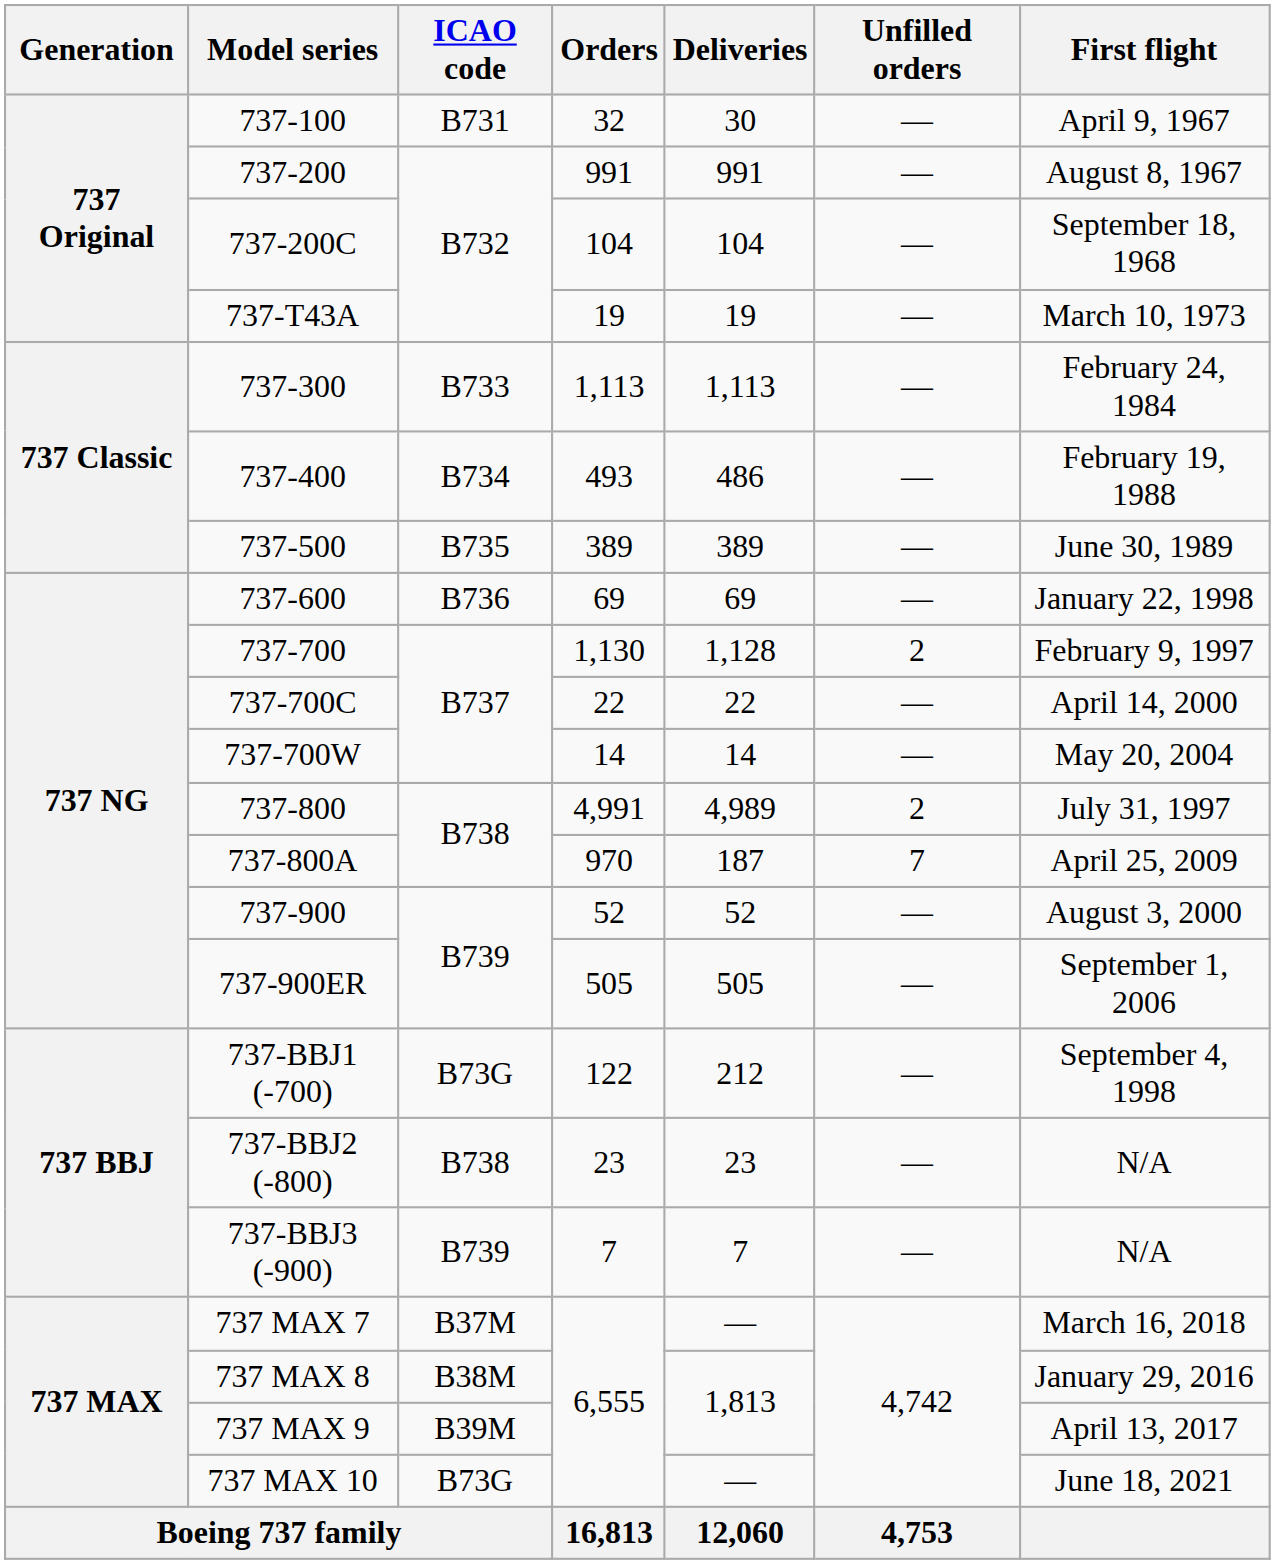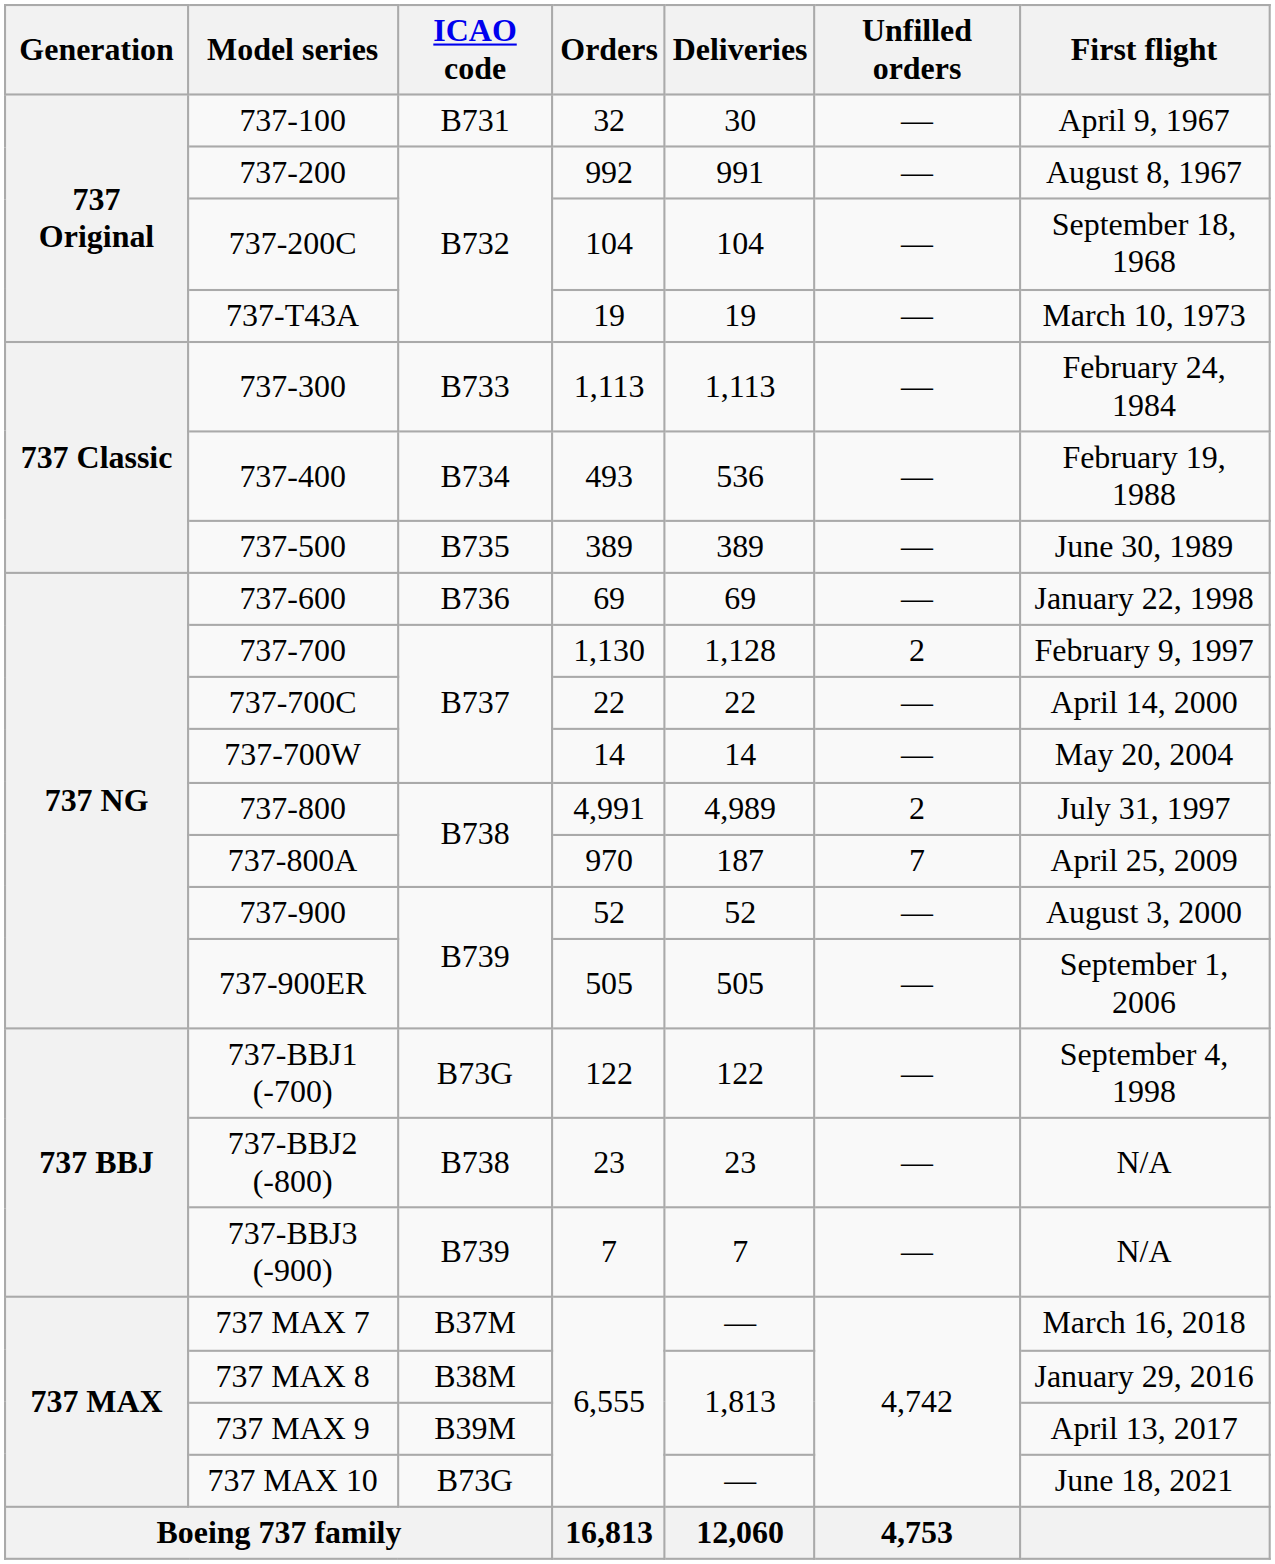(609, 172) 991 -> (609, 172) 992
(740, 475) 486 -> (740, 475) 536
(740, 1073) 212 -> (740, 1073) 122
